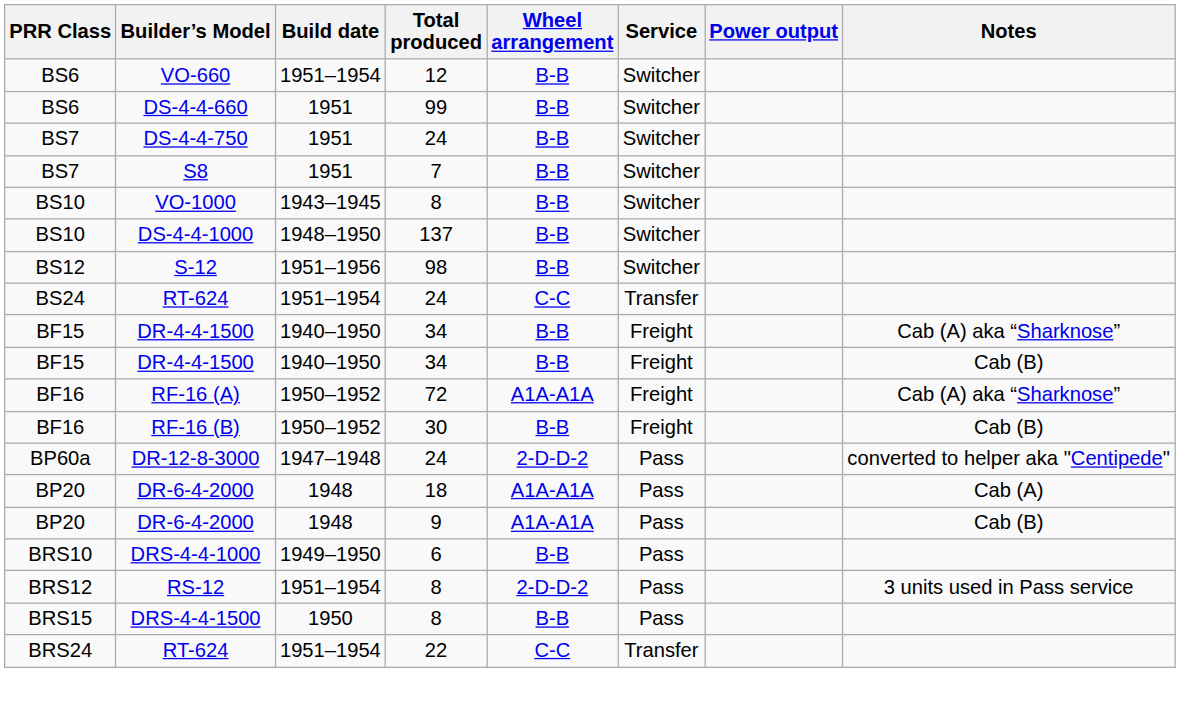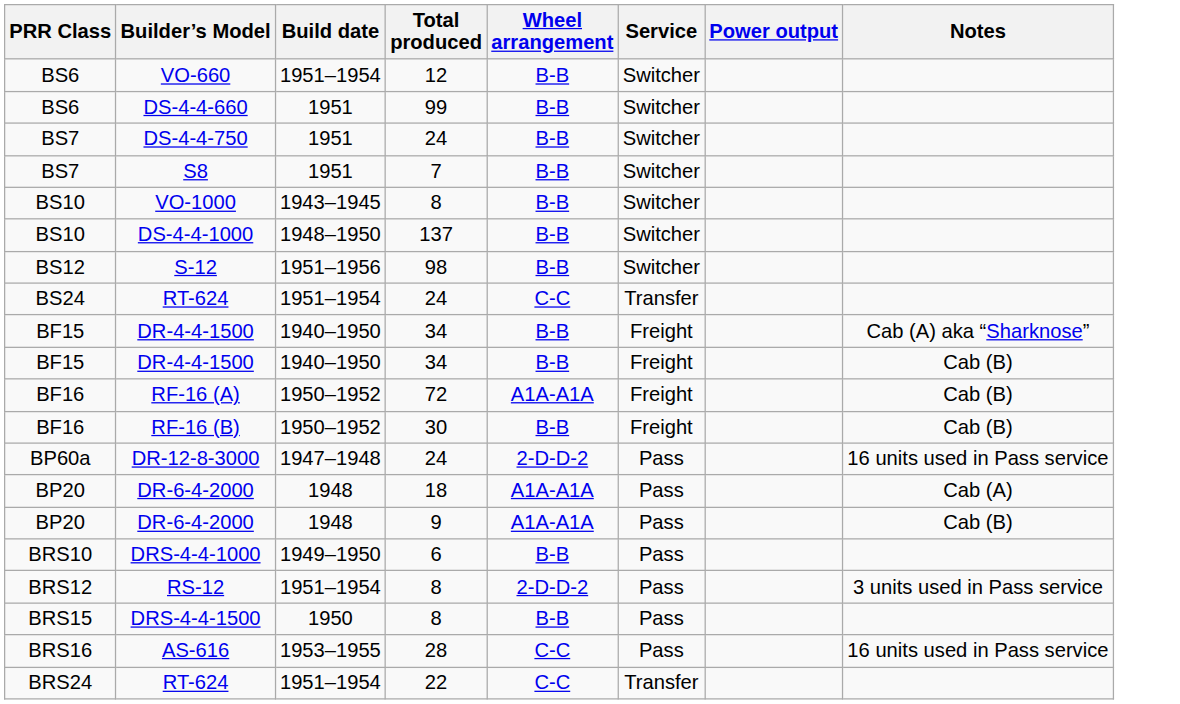(1009, 394) Cab (A) aka “Sharknose” -> (978, 394) Cab (B)
(1009, 458) converted to helper aka "Centipede" -> (978, 458) 16 units used in Pass service
+ row: (196, 650)
